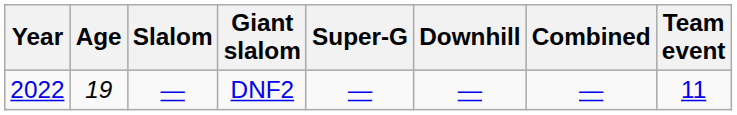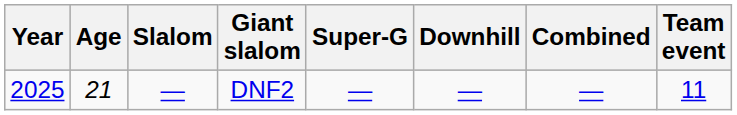(37, 89) 2022 -> (37, 89) 2025
(99, 89) 19 -> (99, 89) 21
